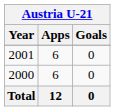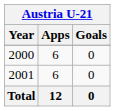rows swapped: (21, 75) <-> (21, 55)
